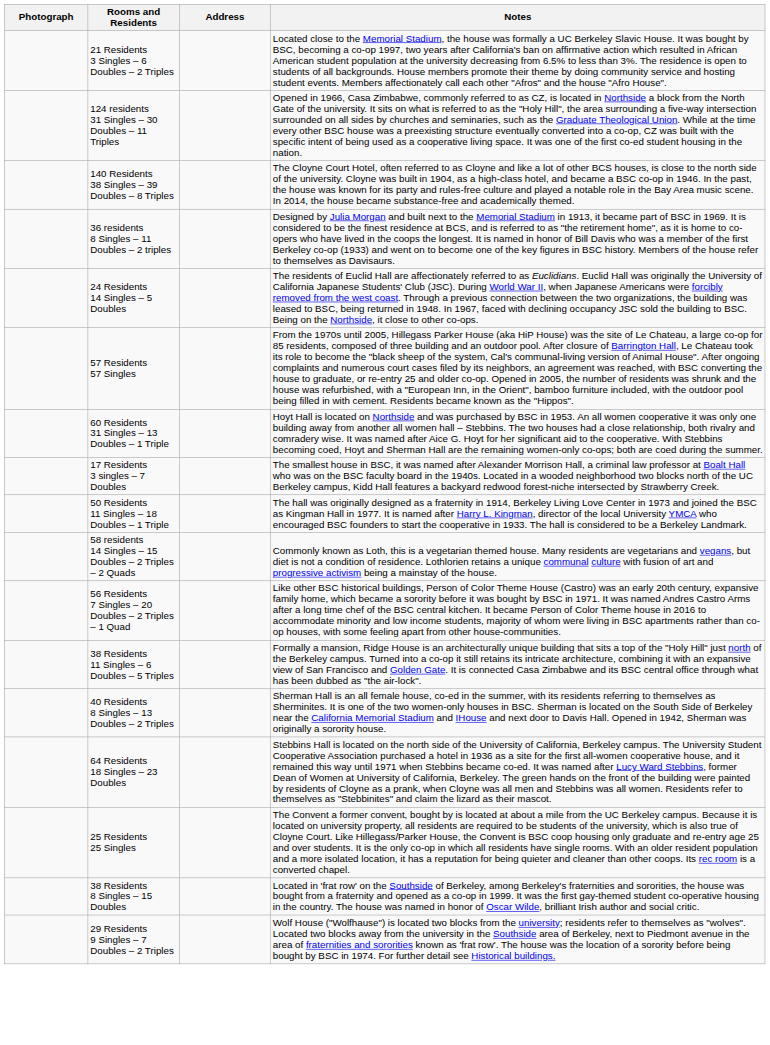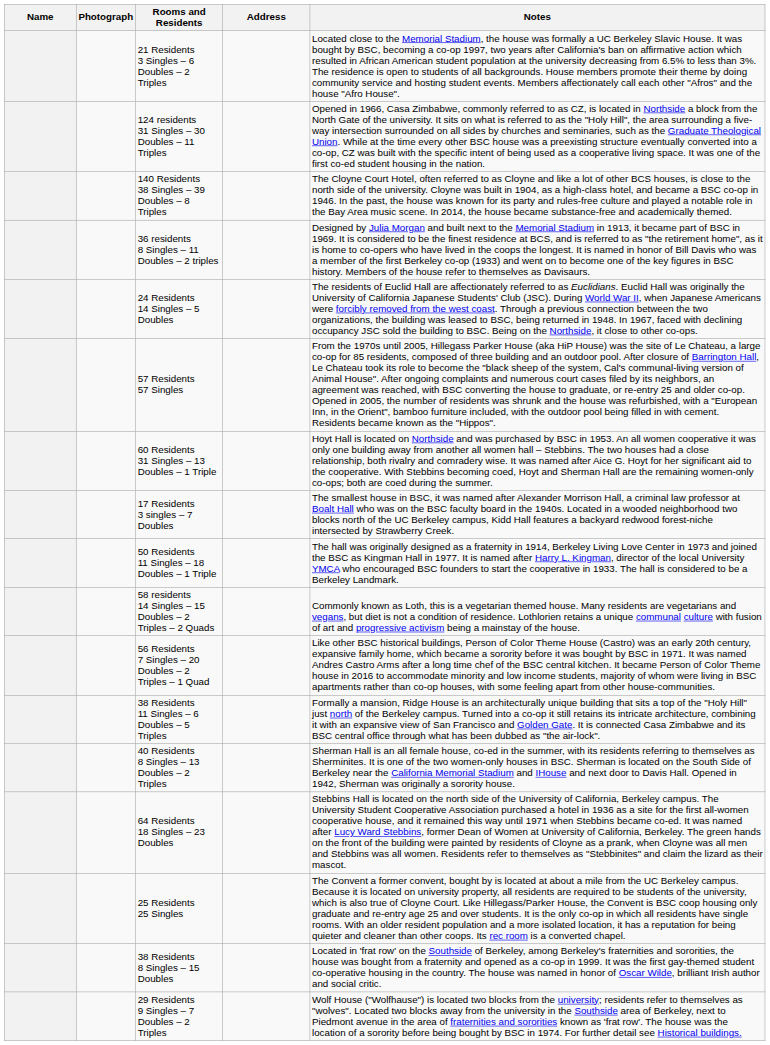+ column: (40, 17)
